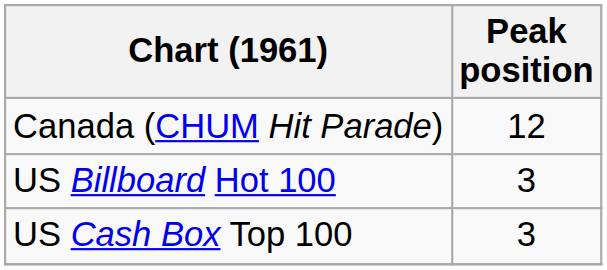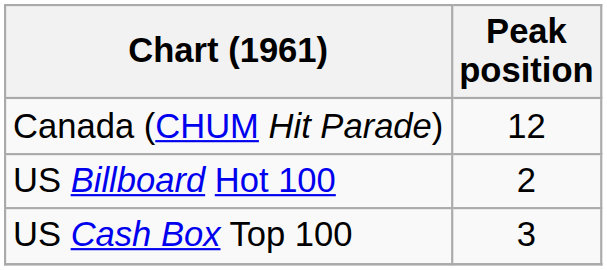(526, 180) 3 -> (526, 180) 2
